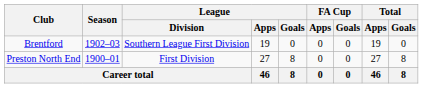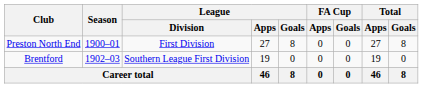rows swapped: (44, 59) <-> (44, 43)
